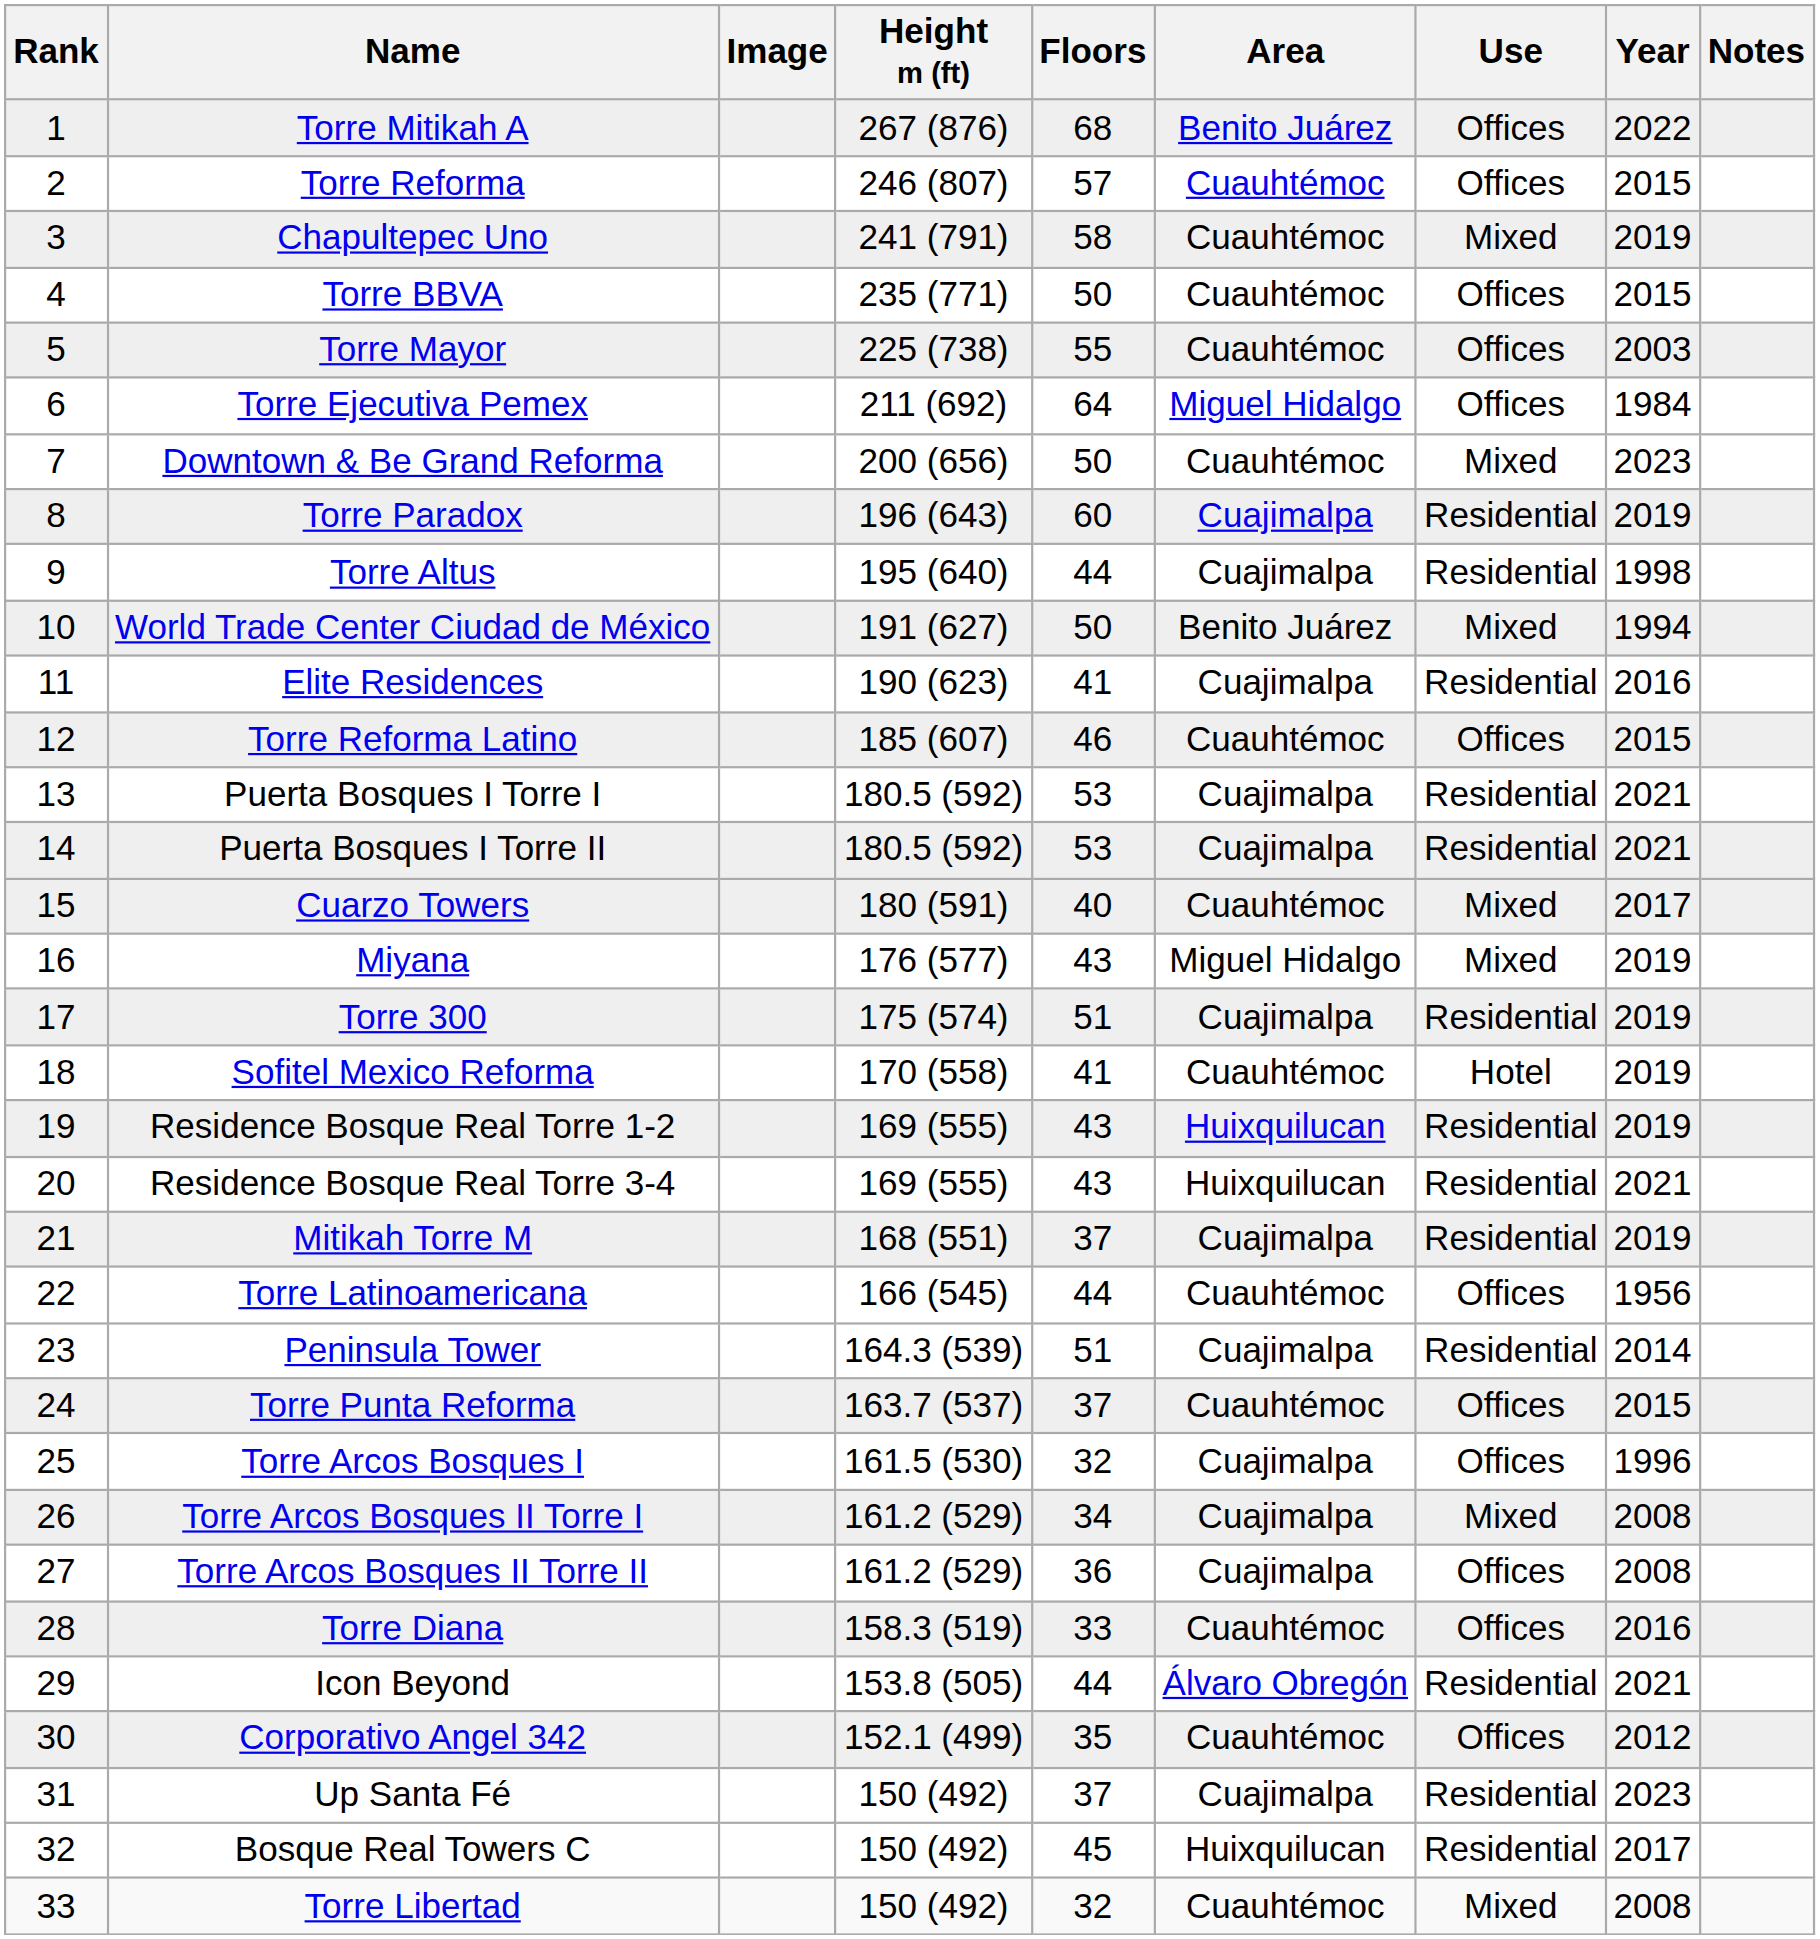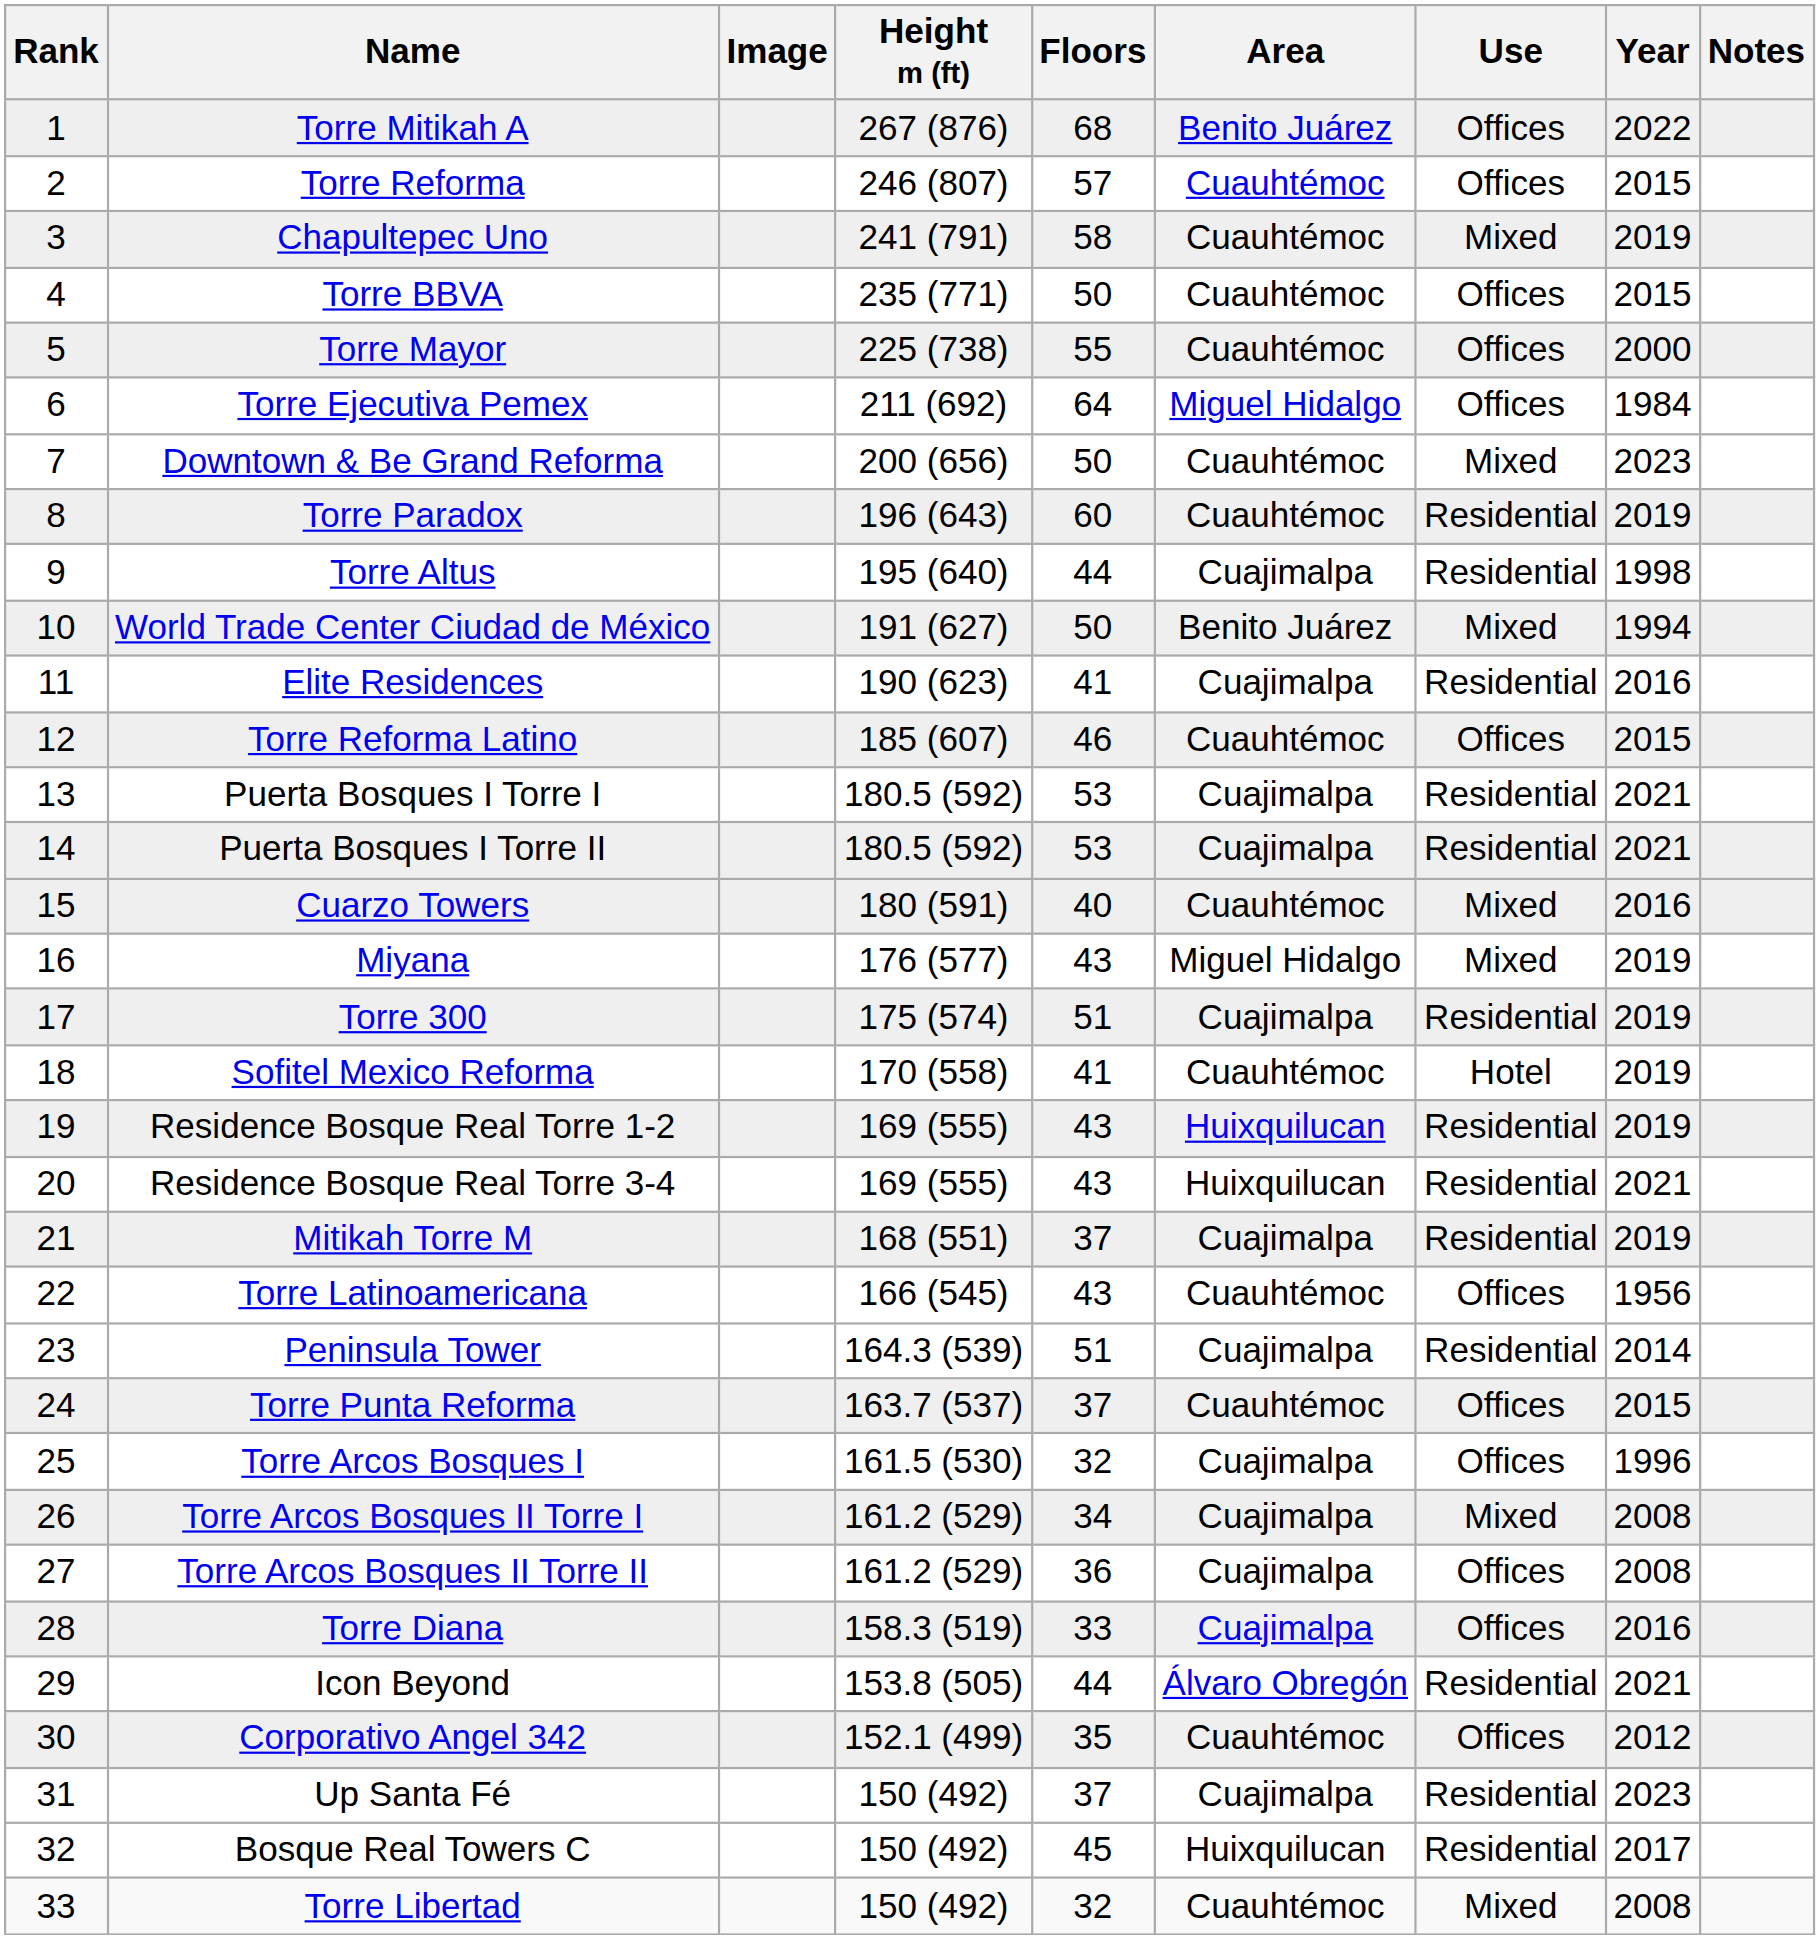(1653, 349) 2003 -> (1653, 349) 2000
(1285, 516) Cuajimalpa -> (1285, 516) Cuauhtémoc
(1653, 905) 2017 -> (1653, 905) 2016
(1093, 1294) 44 -> (1093, 1294) 43
(1285, 1627) Cuauhtémoc -> (1285, 1627) Cuajimalpa
